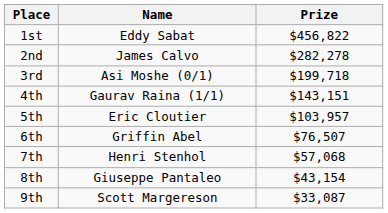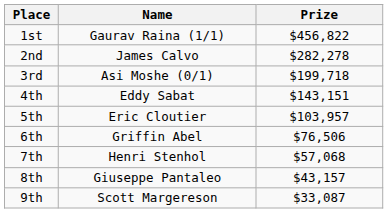(157, 35) Eddy Sabat -> (157, 35) Gaurav Raina (1/1)
(157, 96) Gaurav Raina (1/1) -> (157, 96) Eddy Sabat
(319, 137) $76,507 -> (319, 137) $76,506
(319, 177) $43,154 -> (319, 177) $43,157
